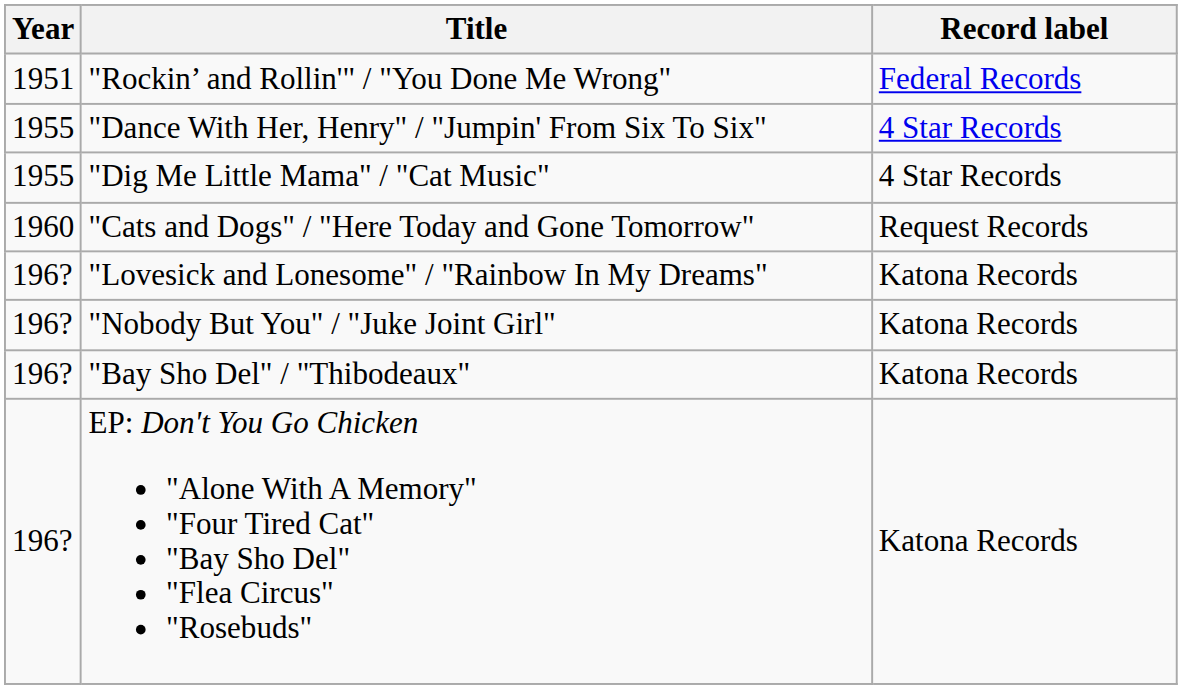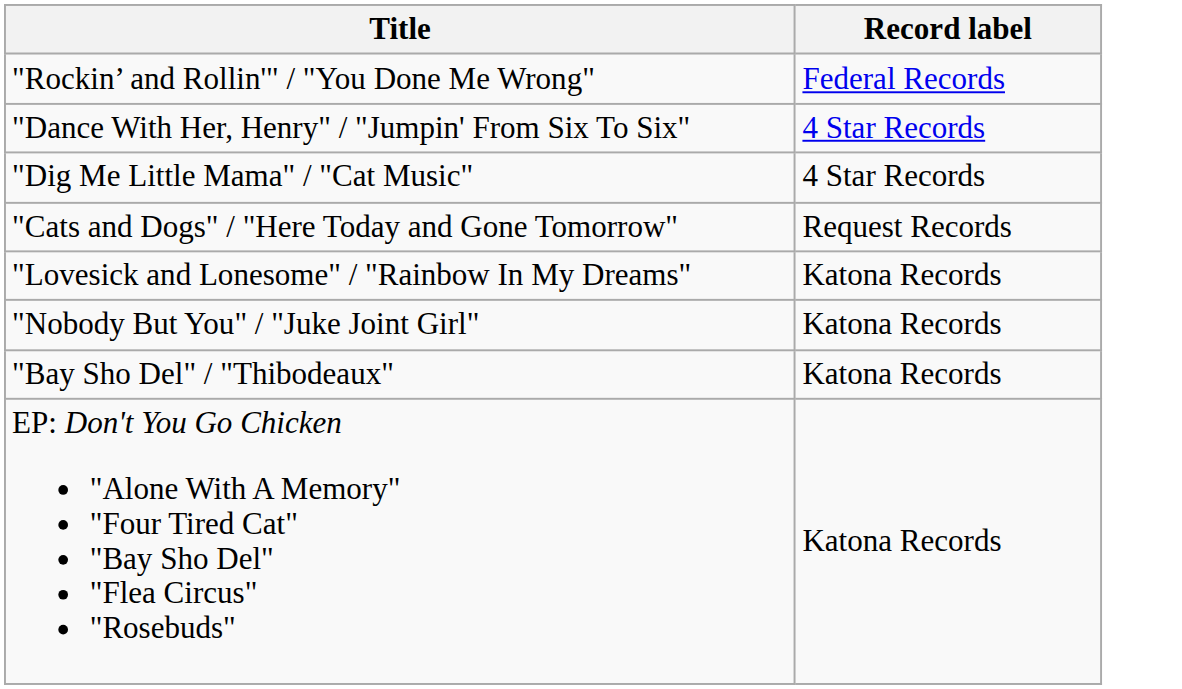- column: (43, 29)
